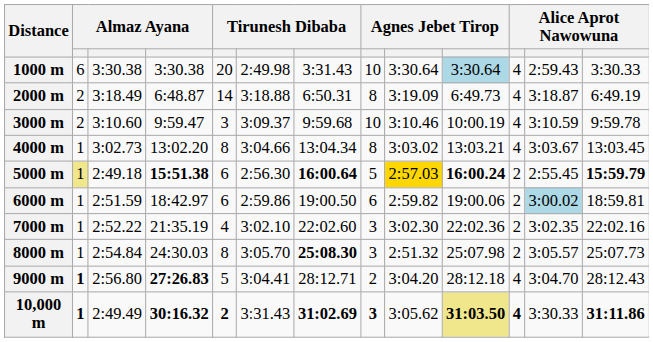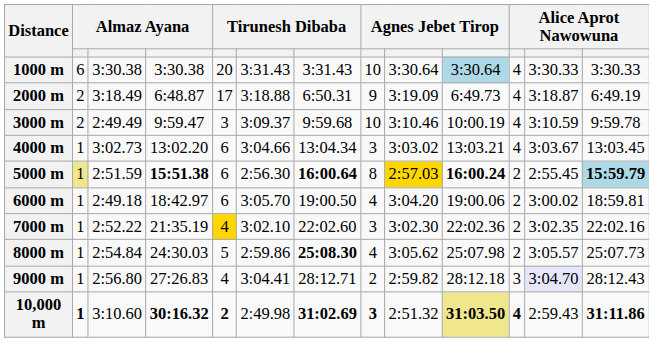(265, 69) 2:49.98 -> (265, 69) 3:31.43
(554, 69) 2:59.43 -> (554, 69) 3:30.33
(225, 95) 14 -> (225, 95) 17
(373, 95) 8 -> (373, 95) 9
(117, 122) 3:10.60 -> (117, 122) 2:49.49
(225, 148) 8 -> (225, 148) 6
(373, 148) 8 -> (373, 148) 3
(117, 174) 2:49.18 -> (117, 174) 2:51.59
(373, 174) 5 -> (373, 174) 8
(616, 174) no background -> (616, 174) lightblue background
(117, 200) 2:51.59 -> (117, 200) 2:49.18
(265, 200) 2:59.86 -> (265, 200) 3:05.70
(373, 200) 6 -> (373, 200) 4
(414, 200) 2:59.82 -> (414, 200) 3:04.20
(554, 200) lightblue background -> (554, 200) no background
(225, 226) no background -> (225, 226) gold background
(225, 252) 8 -> (225, 252) 5
(265, 252) 3:05.70 -> (265, 252) 2:59.86
(373, 252) 3 -> (373, 252) 4
(414, 252) 2:51.32 -> (414, 252) 3:05.62
(80, 278) bold -> (80, 278) normal
(179, 278) bold -> (179, 278) normal
(225, 278) 5 -> (225, 278) 4
(414, 278) 3:04.20 -> (414, 278) 2:59.82
(517, 278) 4 -> (517, 278) 3
(554, 278) no background -> (554, 278) lavender background
(117, 314) 2:49.49 -> (117, 314) 3:10.60
(265, 314) 3:31.43 -> (265, 314) 2:49.98
(414, 314) 3:05.62 -> (414, 314) 2:51.32
(554, 314) 3:30.33 -> (554, 314) 2:59.43
